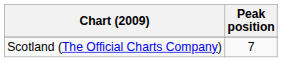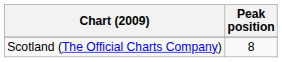(251, 47) 7 -> (251, 47) 8
